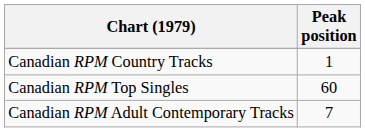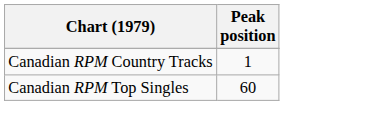- row: (151, 113)
